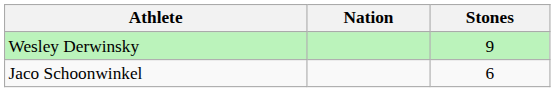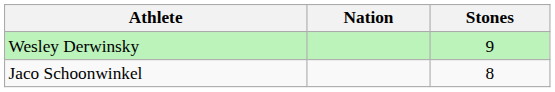(490, 73) 6 -> (490, 73) 8
